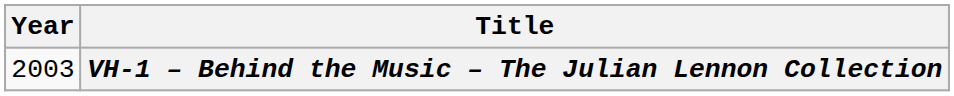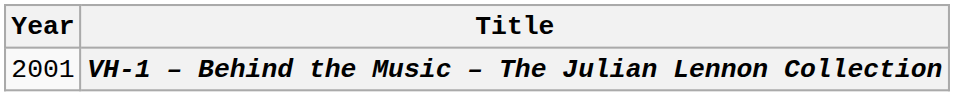(43, 70) 2003 -> (43, 70) 2001
